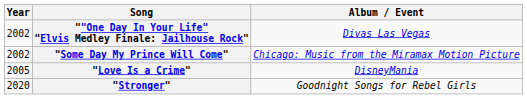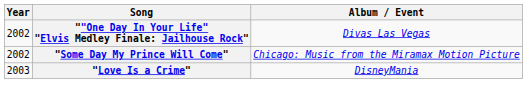(18, 70) 2005 -> (18, 70) 2003
- row: (142, 86)
